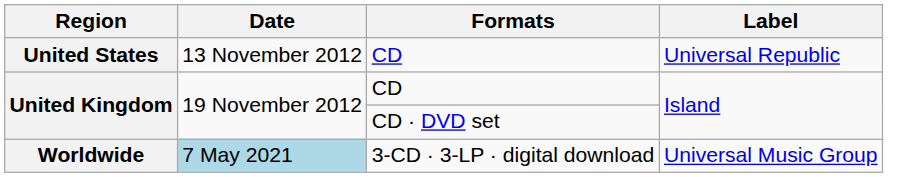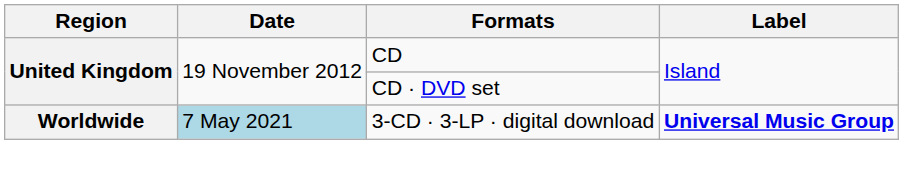- row: (91, 54)
(771, 155) normal -> (779, 121) bold
